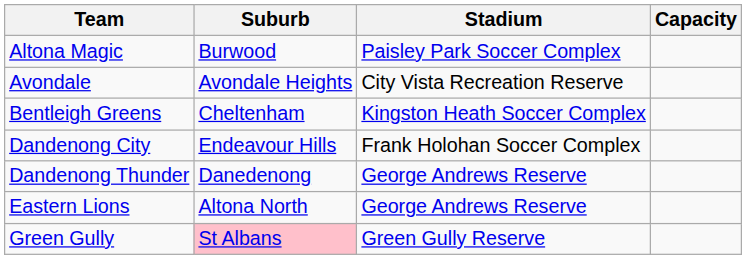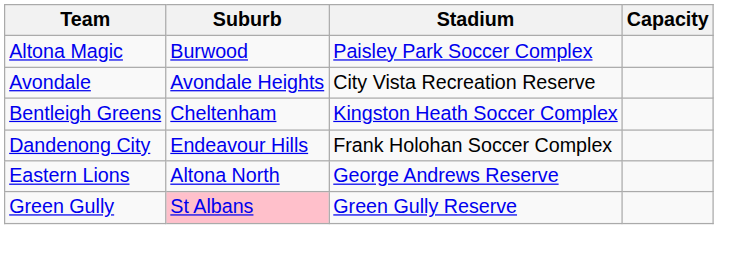- row: (99, 176)
